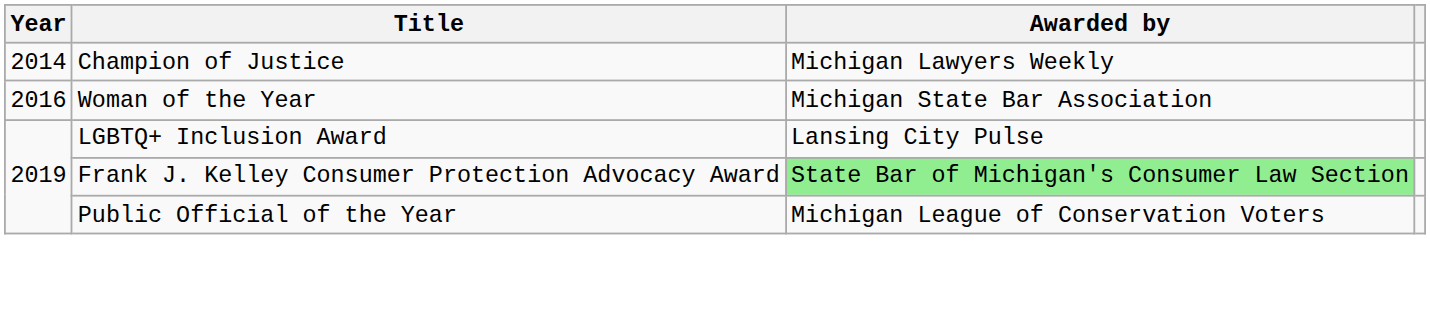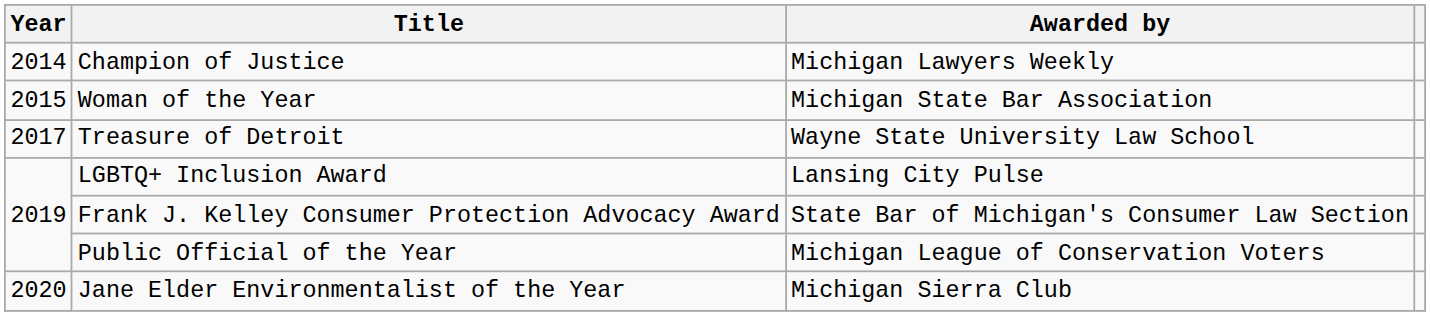(39, 100) 2016 -> (39, 100) 2015
+ row: (211, 138)
(1100, 177) lightgreen background -> (1100, 215) no background
+ row: (352, 291)
